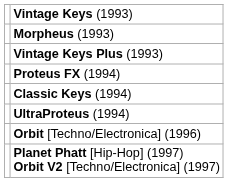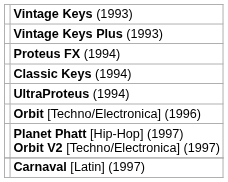- row: (64, 34)
+ row: (79, 168)
